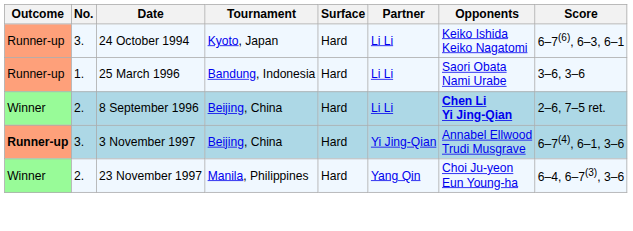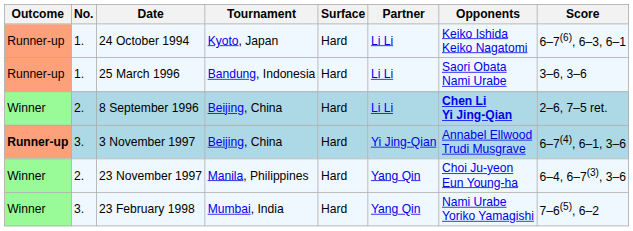(79, 40) 3. -> (79, 40) 1.
+ row: (147, 208)
